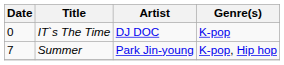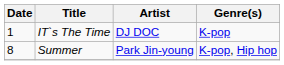(10, 32) 0 -> (10, 32) 1
(10, 50) 7 -> (10, 50) 8
